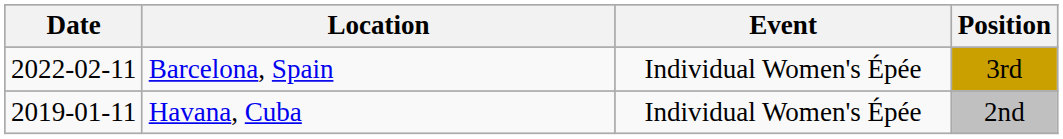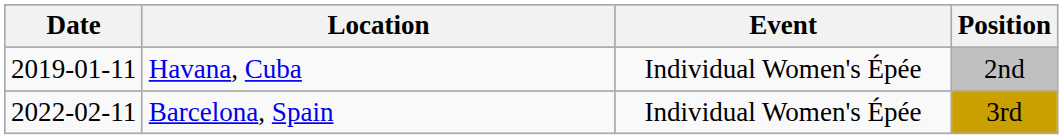rows swapped: (225, 111) <-> (241, 68)
